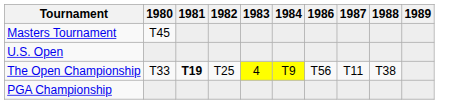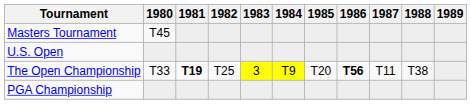+ column: (321, 14)
(256, 71) 4 -> (256, 71) 3
(321, 71) normal -> (353, 71) bold
